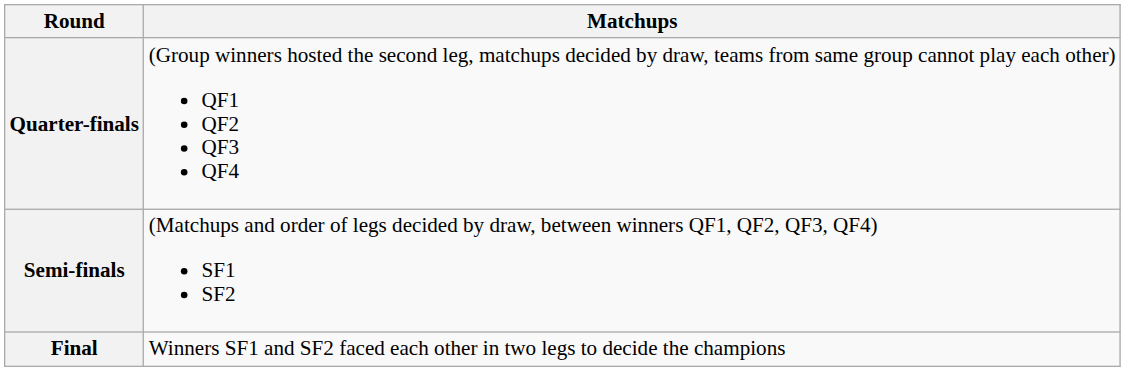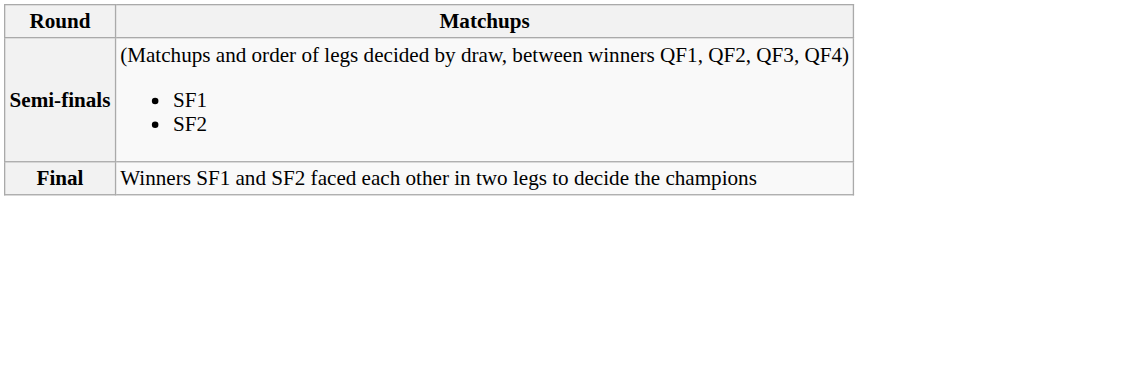- row: (74, 123)
